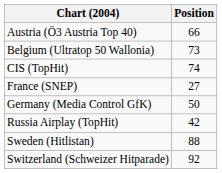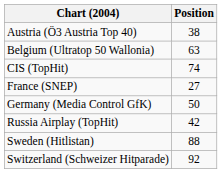(194, 31) 66 -> (194, 31) 38
(194, 50) 73 -> (194, 50) 63
